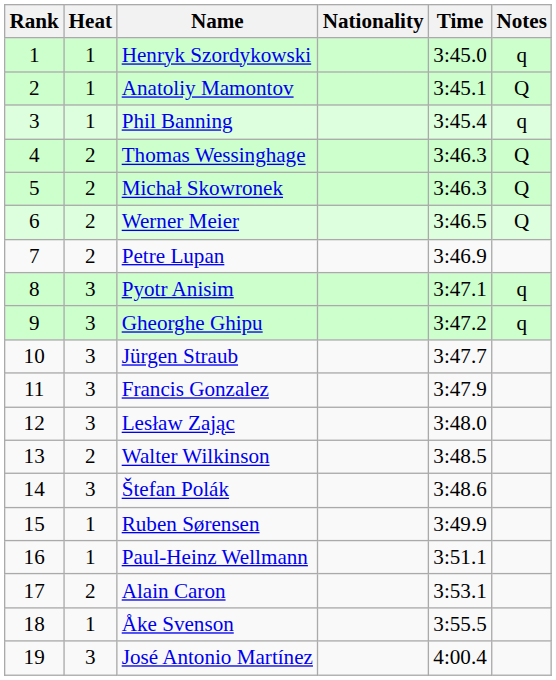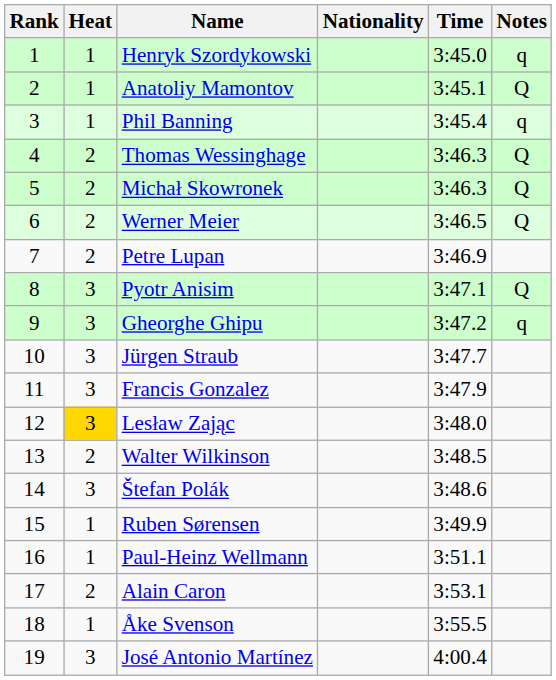(522, 289) q -> (522, 289) Q
(90, 423) no background -> (90, 423) gold background
